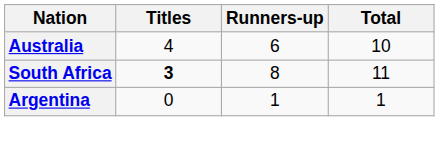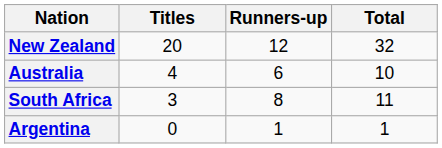+ row: (62, 45)
(169, 73) bold -> (172, 101) normal
